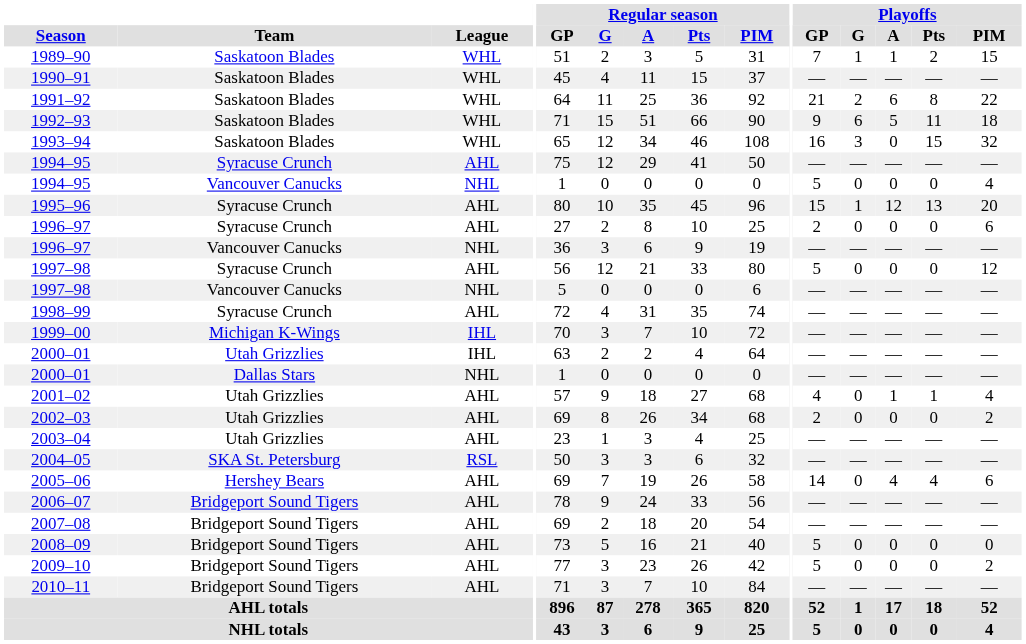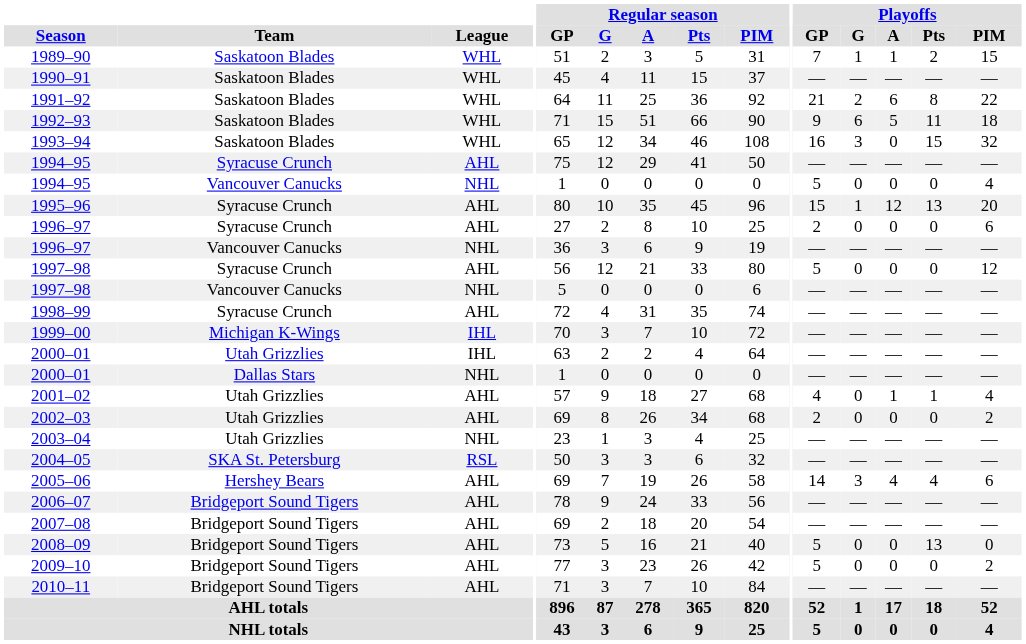(482, 438) AHL -> (482, 438) NHL
(858, 480) 0 -> (858, 480) 3
(934, 544) 0 -> (934, 544) 13
